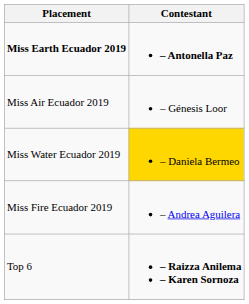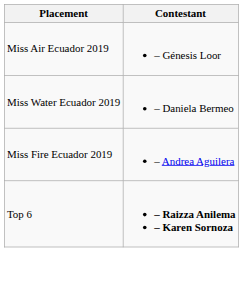- row: (66, 49)
(186, 161) gold background -> (180, 108) no background
